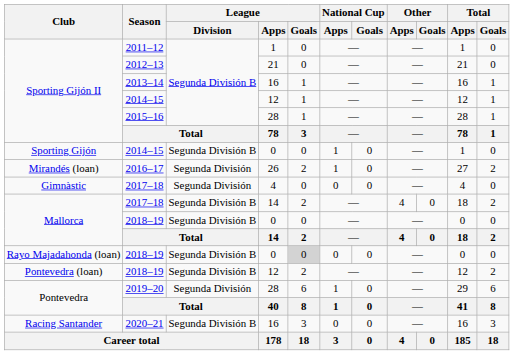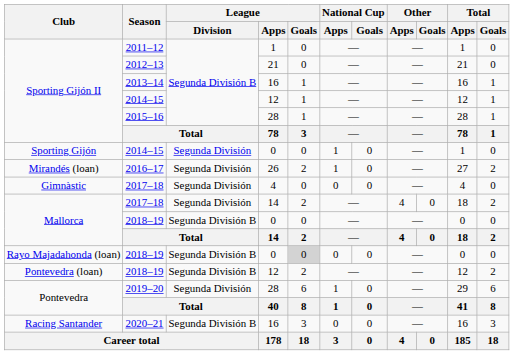(212, 151) Segunda División B -> (212, 151) Segunda División
(212, 202) Segunda División B -> (212, 202) Segunda División
